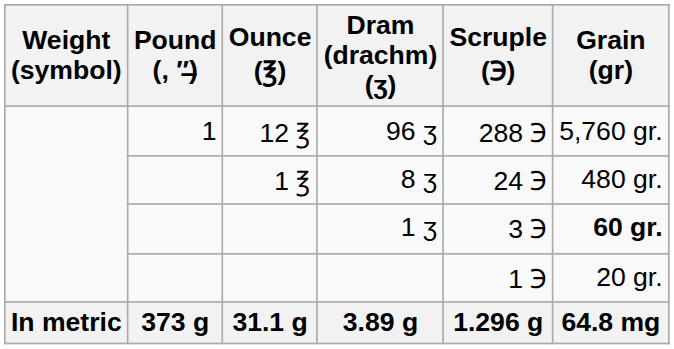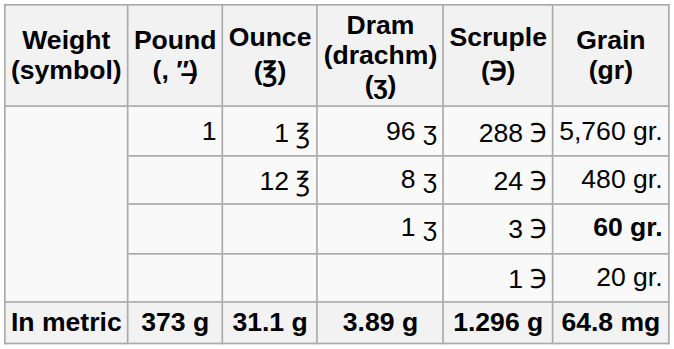(285, 132) 12 ℥ -> (293, 132) 1 ℥
(293, 181) 1 ℥ -> (285, 181) 12 ℥
